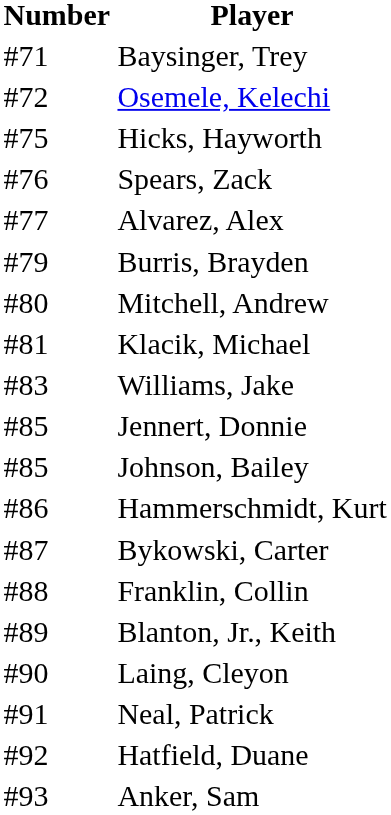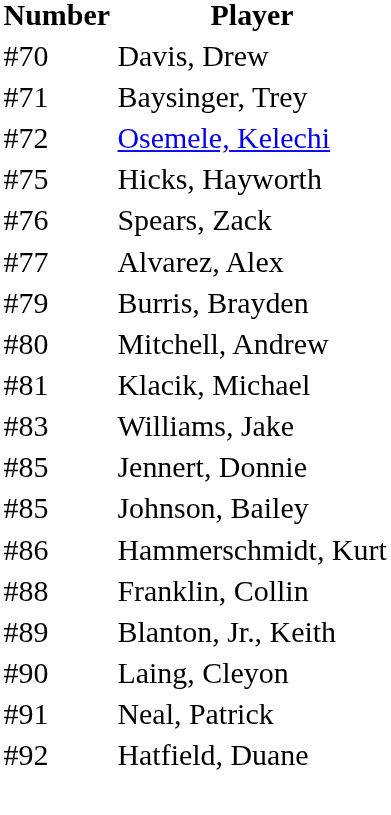+ row: (193, 56)
- row: (223, 549)
- row: (188, 796)
